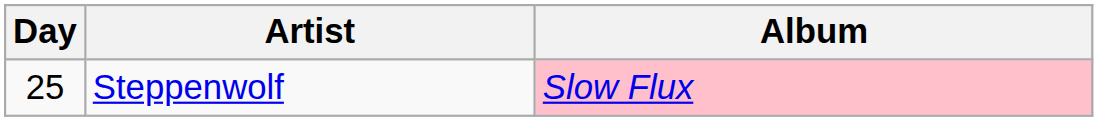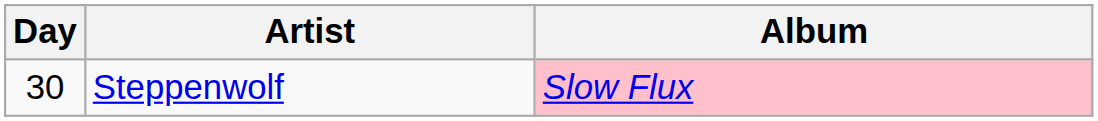(45, 87) 25 -> (45, 87) 30
